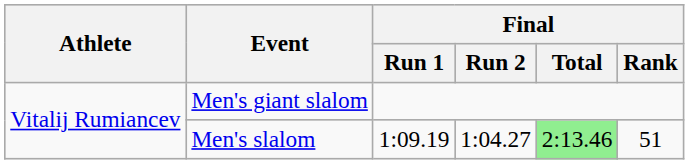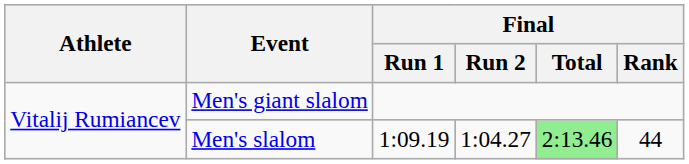(651, 139) 51 -> (651, 139) 44
